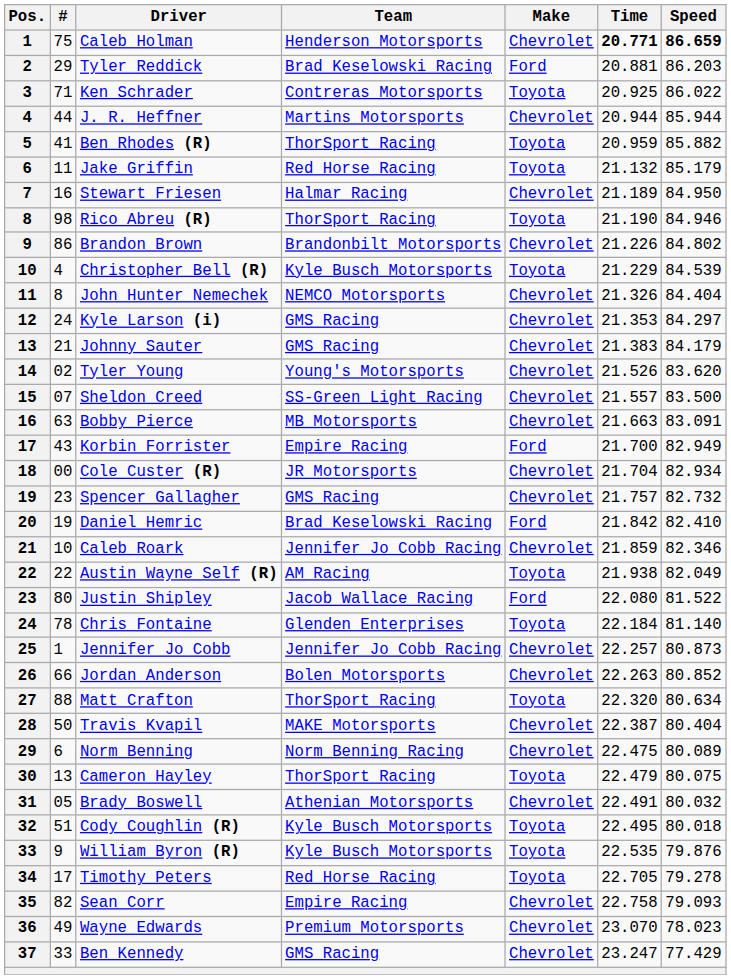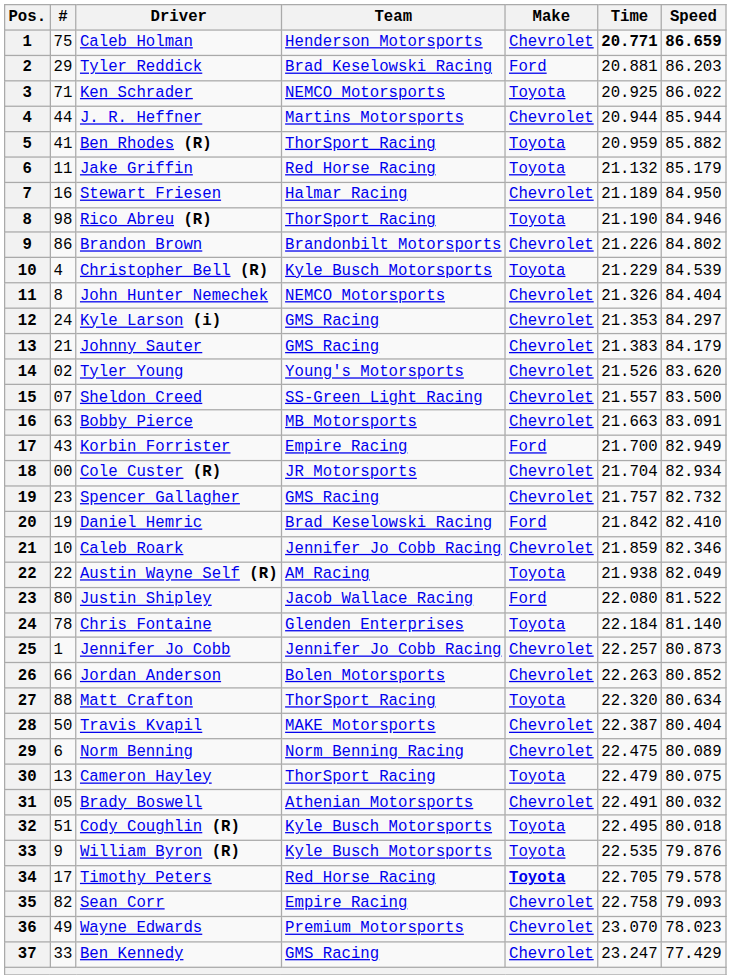(384, 94) Contreras Motorsports -> (365, 94) NEMCO Motorsports
(537, 879) normal -> (537, 879) bold
(693, 879) 79.278 -> (693, 879) 79.578
